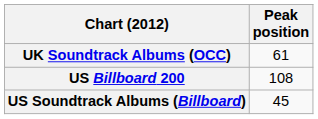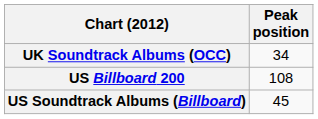(281, 55) 61 -> (281, 55) 34
